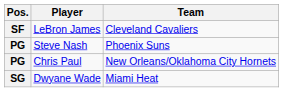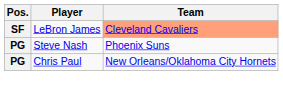(152, 29) no background -> (152, 29) lightsalmon background
- row: (67, 78)
